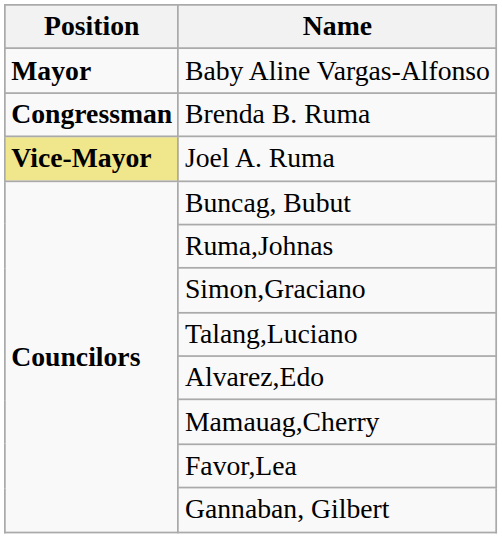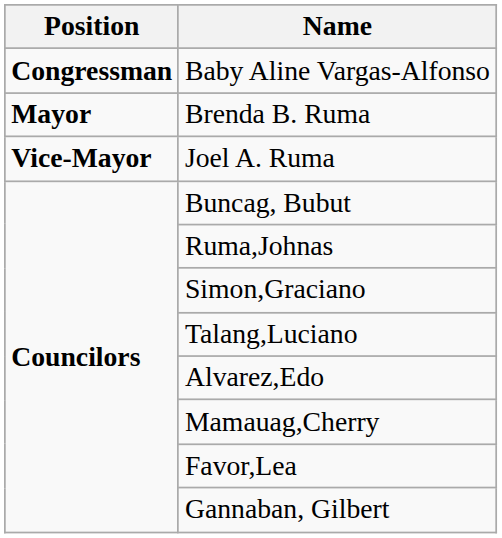(51, 70) Mayor -> (92, 70) Congressman
(92, 114) Congressman -> (51, 114) Mayor
(81, 158) khaki background -> (81, 158) no background
